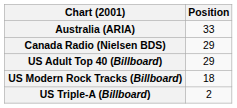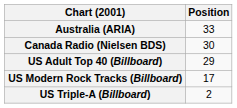(209, 45) 29 -> (209, 45) 30
(209, 78) 18 -> (209, 78) 17
